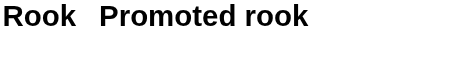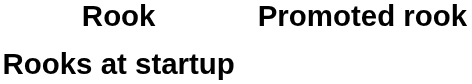+ row: (119, 64)
